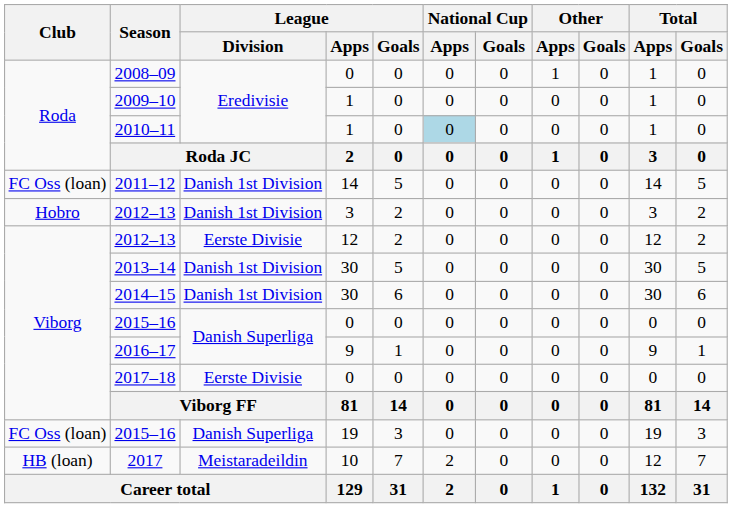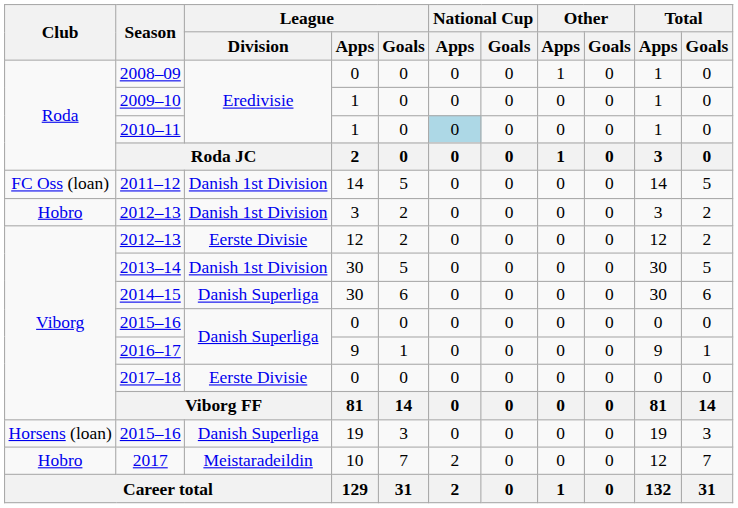(253, 294) Danish 1st Division -> (258, 294) Danish Superliga
(57, 433) FC Oss (loan) -> (60, 433) Horsens (loan)
(57, 460) HB (loan) -> (60, 460) Hobro
